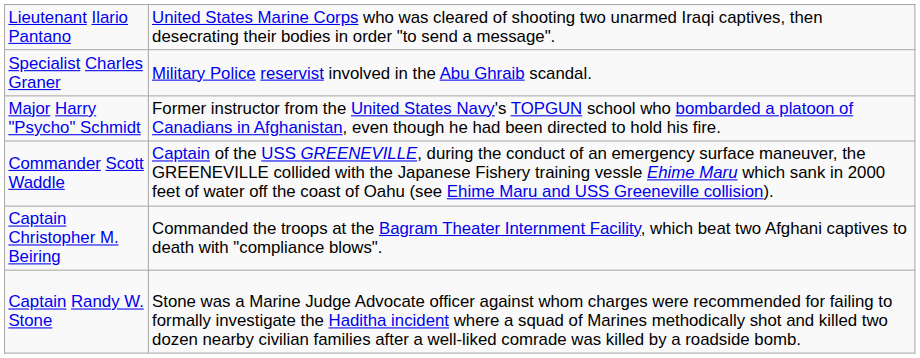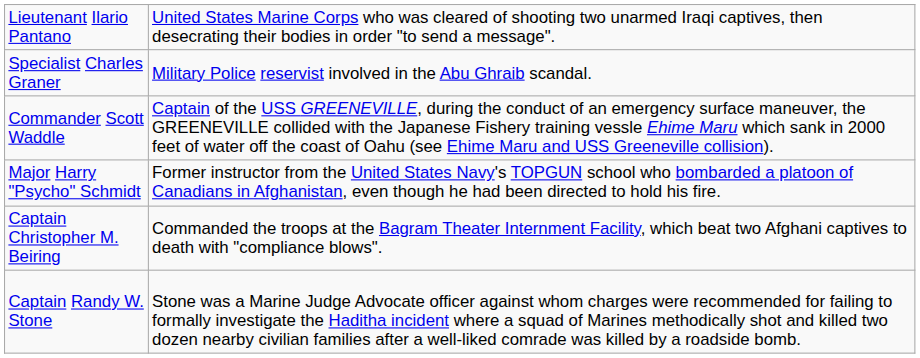rows swapped: (75, 118) <-> (76, 173)
